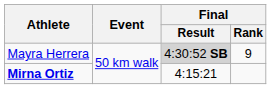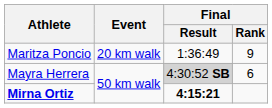+ row: (49, 54)
(248, 54) 9 -> (250, 74) 6
(196, 74) normal -> (198, 94) bold
